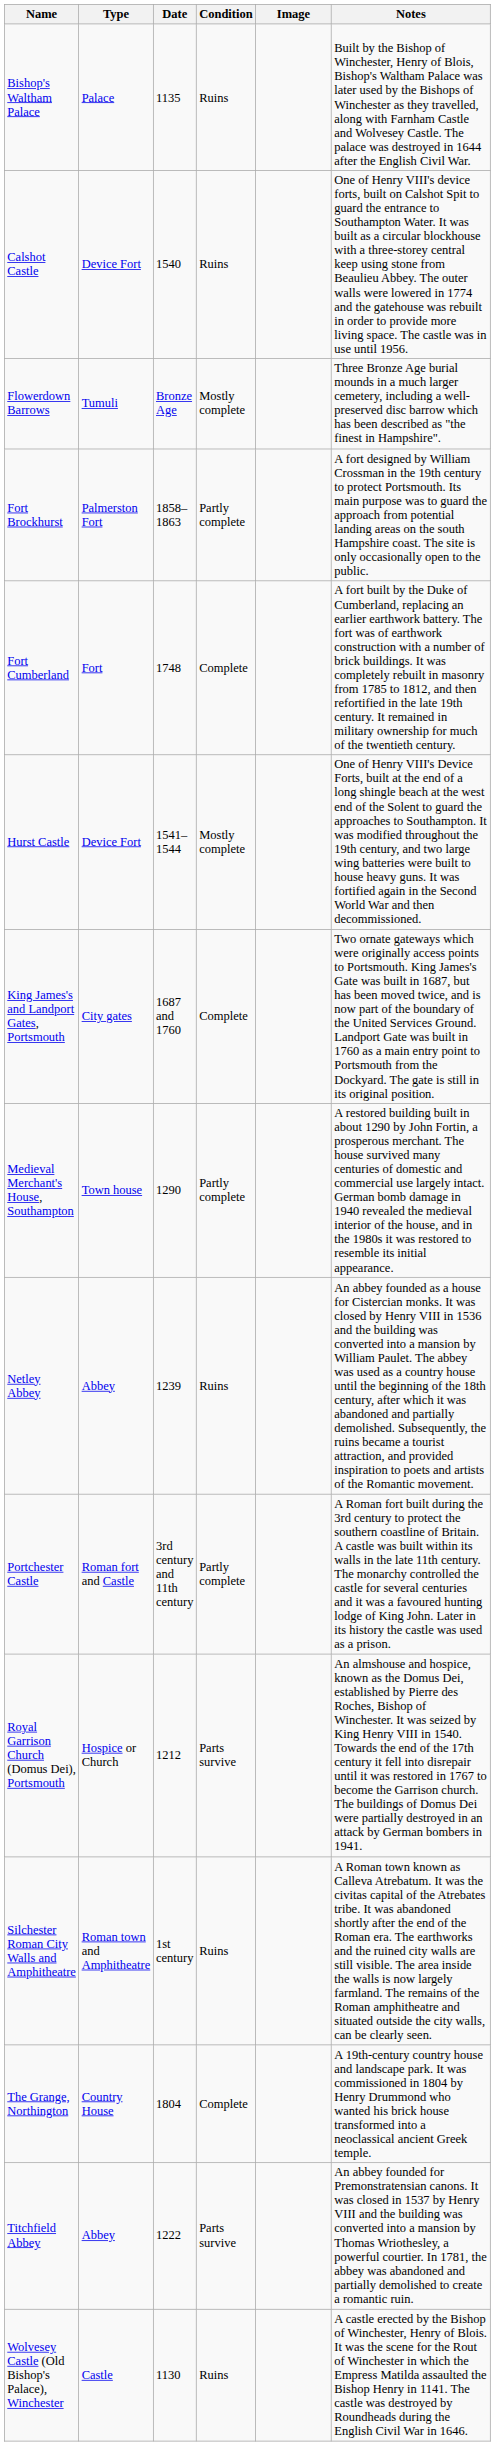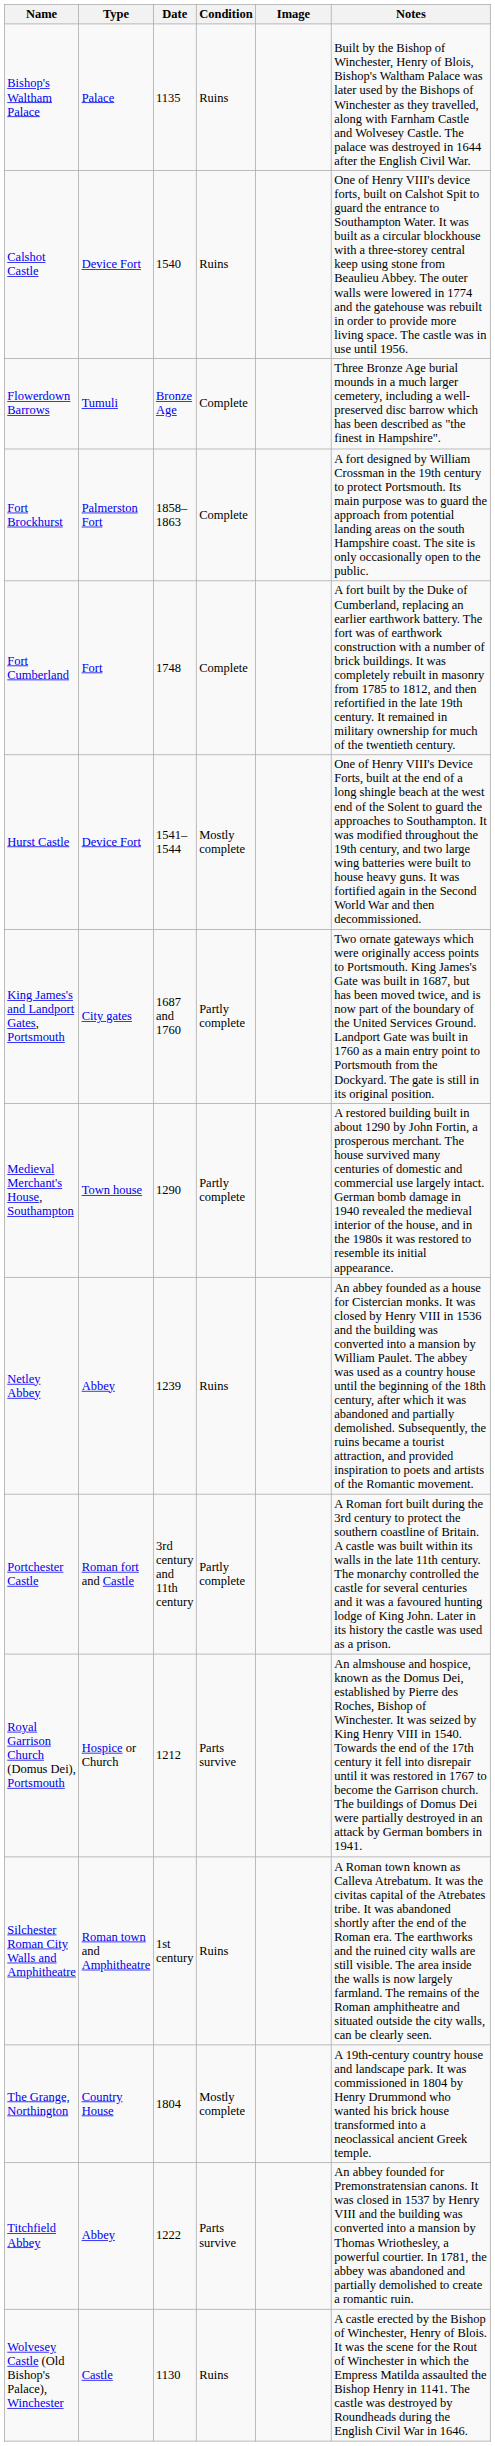(222, 403) Mostly complete -> (223, 403) Complete
(222, 514) Partly complete -> (223, 514) Complete
(223, 1016) Complete -> (222, 1016) Partly complete
(223, 2103) Complete -> (222, 2103) Mostly complete
